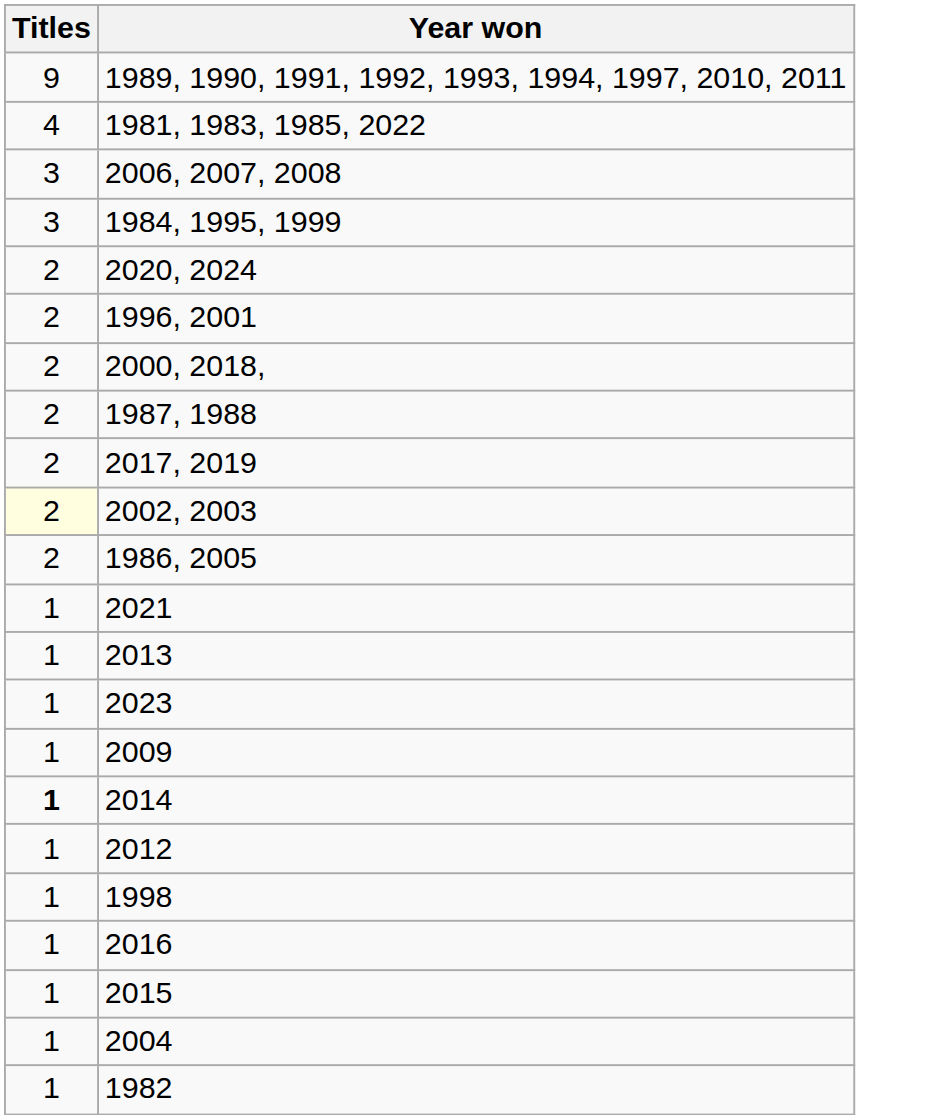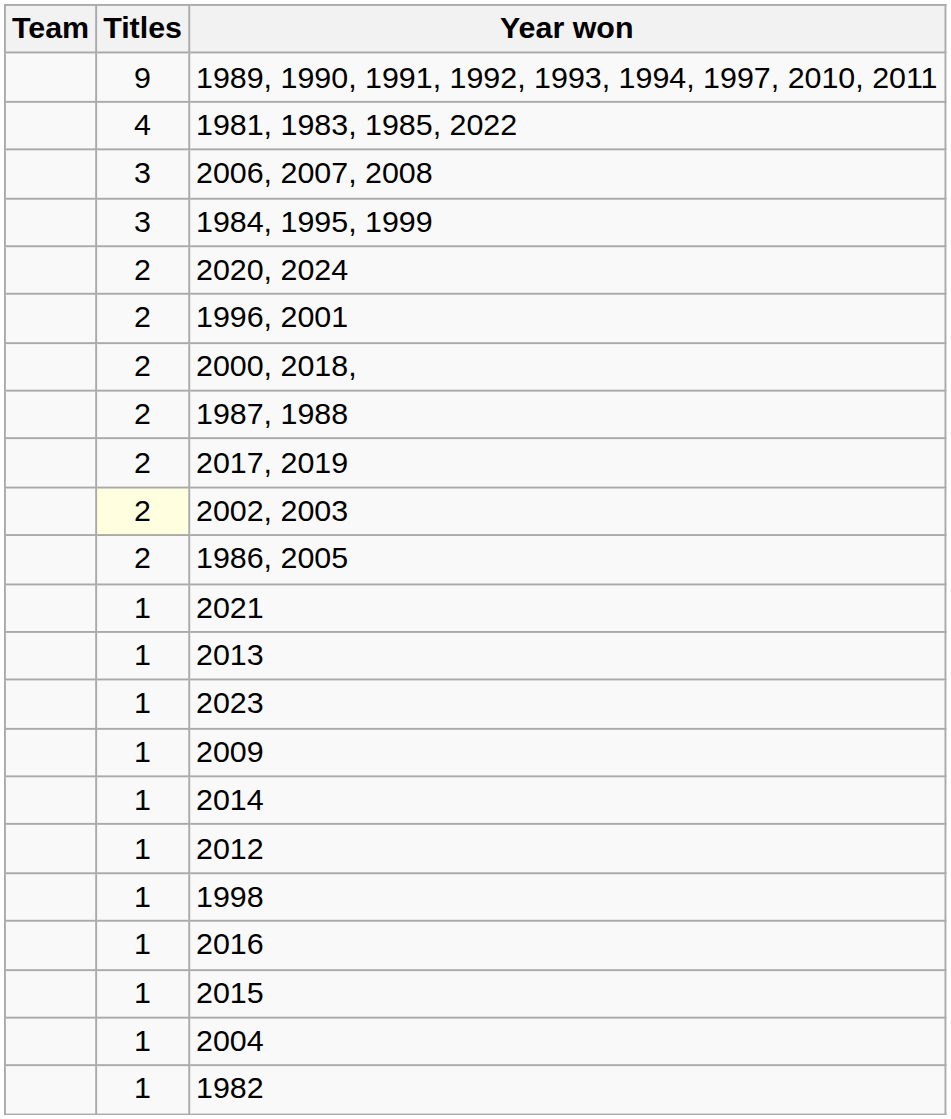+ column: (51, 28)
(51, 800) bold -> (143, 800) normal
